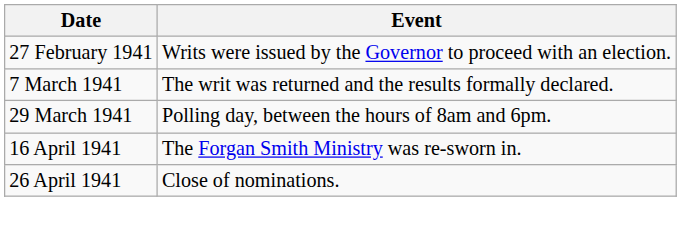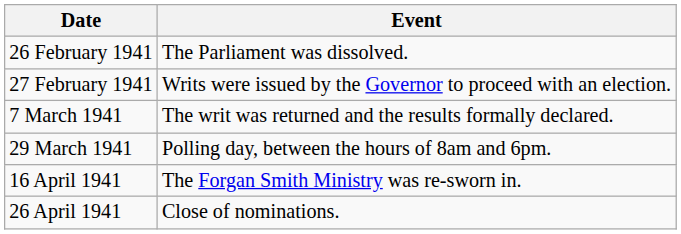+ row: (81, 52)
